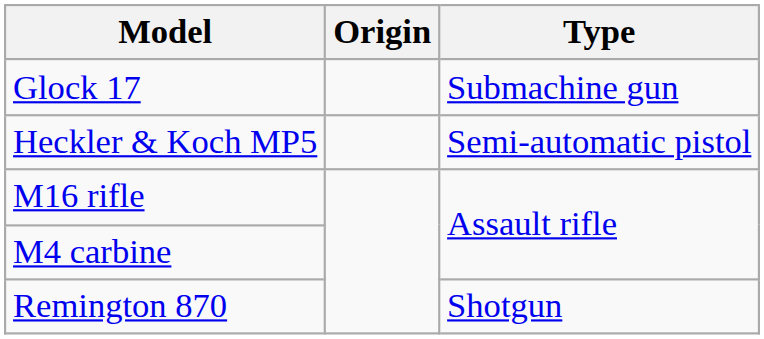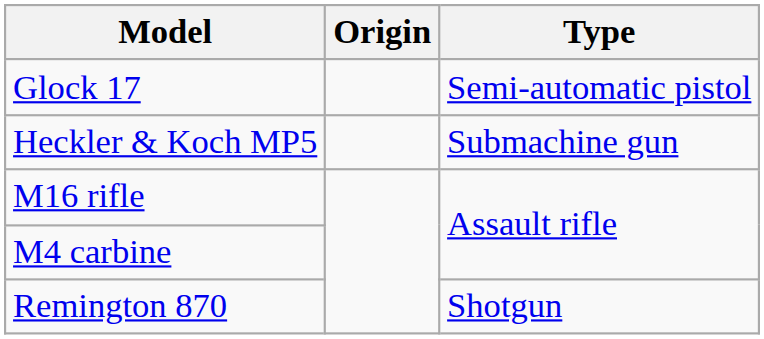(563, 86) Submachine gun -> (599, 86) Semi-automatic pistol
(599, 141) Semi-automatic pistol -> (563, 141) Submachine gun
